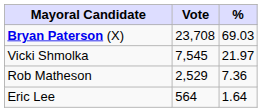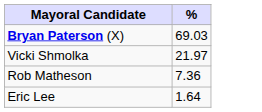- column: (196, 14)
